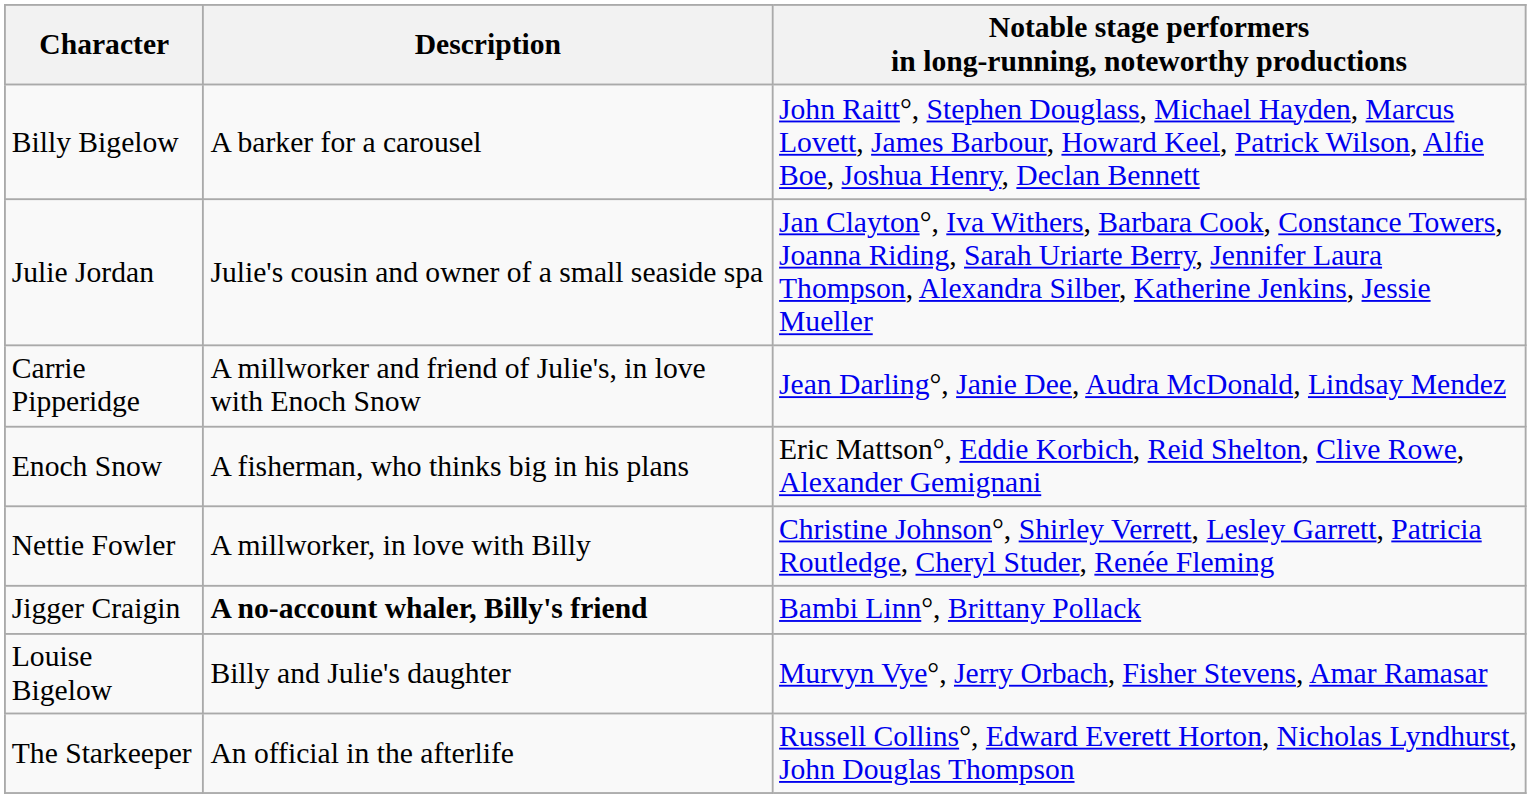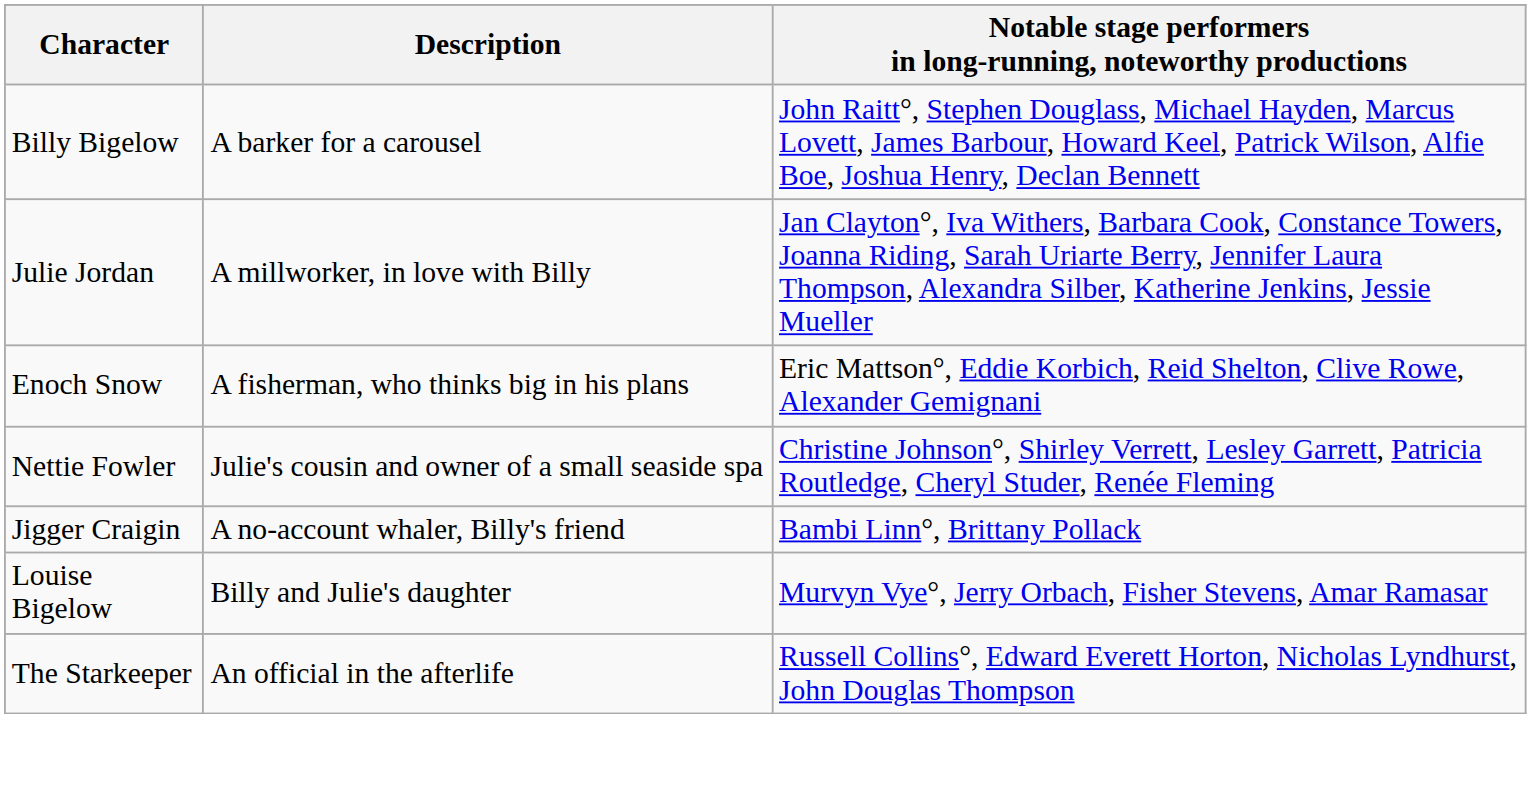(487, 271) Julie's cousin and owner of a small seaside spa -> (401, 271) A millworker, in love with Billy
- row: (76, 385)
(401, 545) A millworker, in love with Billy -> (487, 465) Julie's cousin and owner of a small seaside spa
(429, 609) bold -> (418, 529) normal
